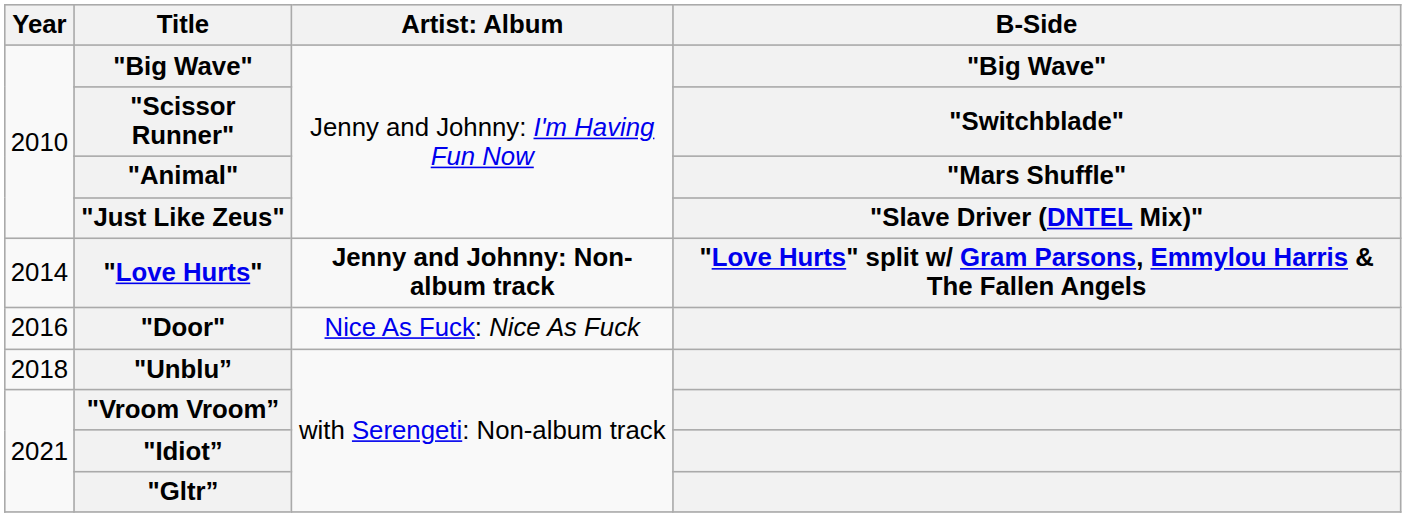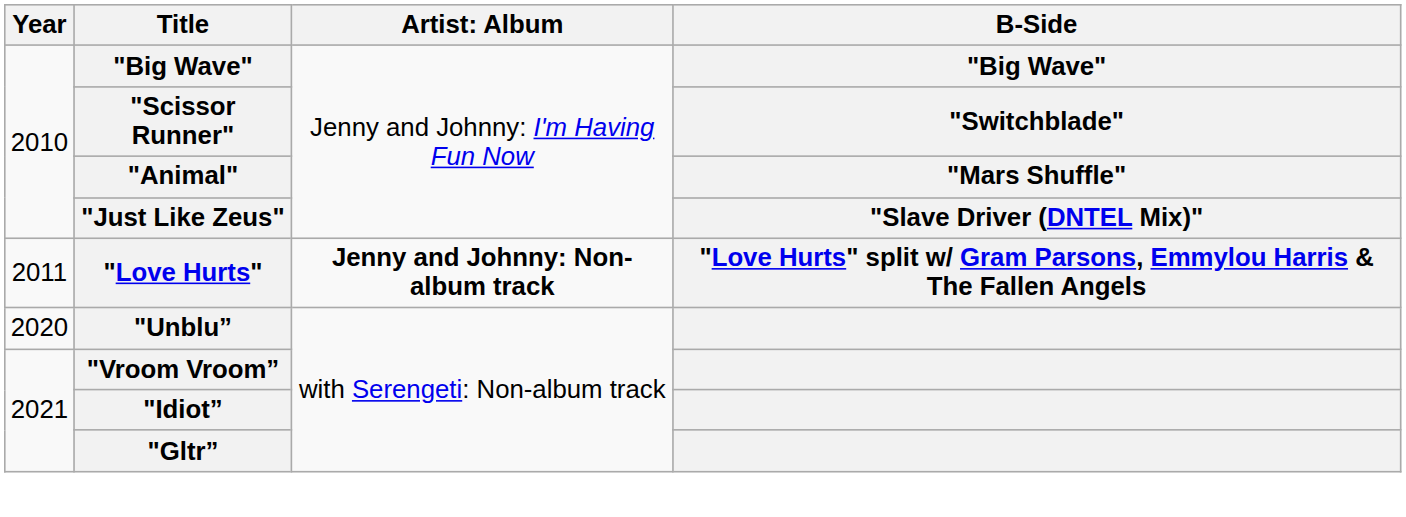(39, 272) 2014 -> (39, 272) 2011
- row: (183, 328)
(39, 368) 2018 -> (39, 328) 2020
